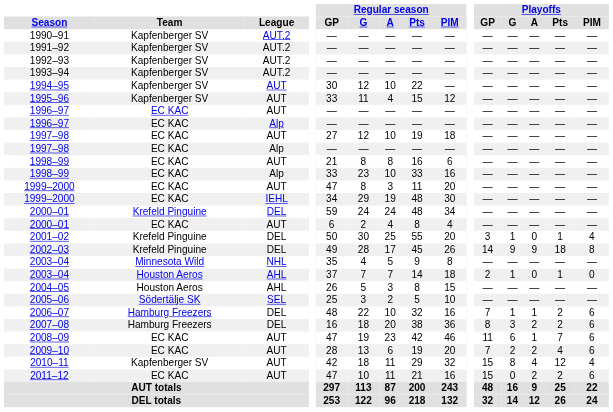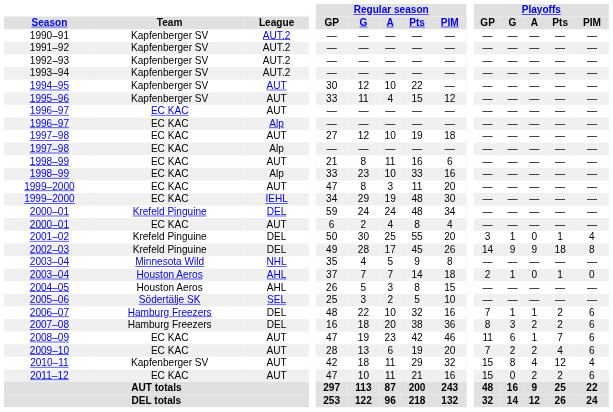(390, 161) 8 -> (390, 161) 11
